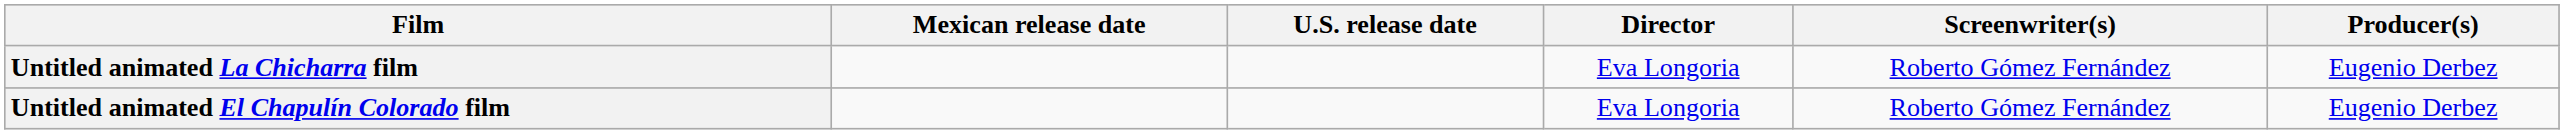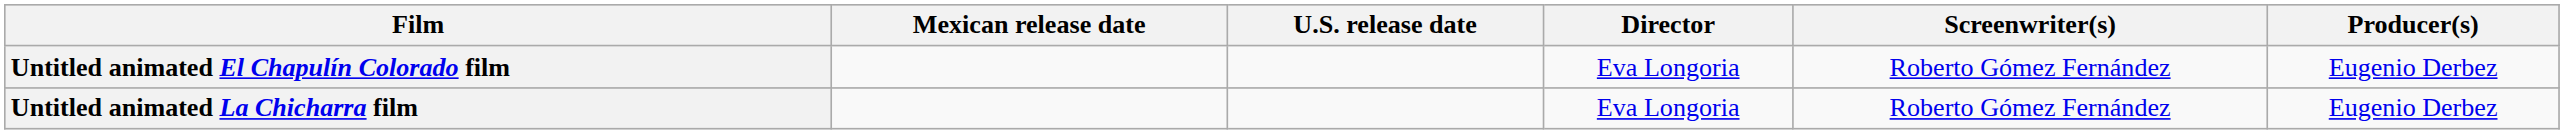rows swapped: (260, 107) <-> (214, 66)
